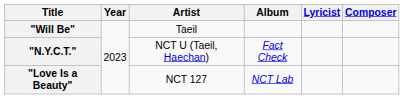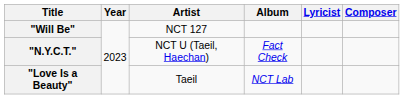(186, 29) Taeil -> (186, 29) NCT 127
(186, 79) NCT 127 -> (186, 79) Taeil
